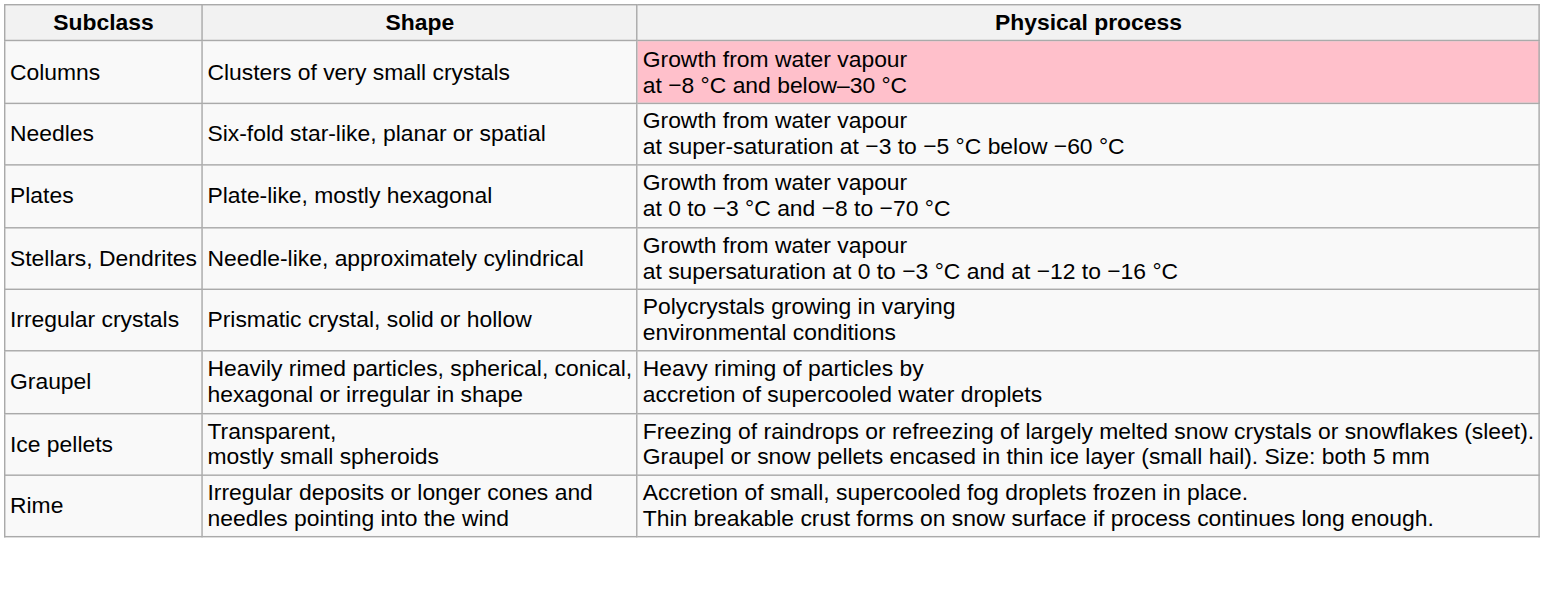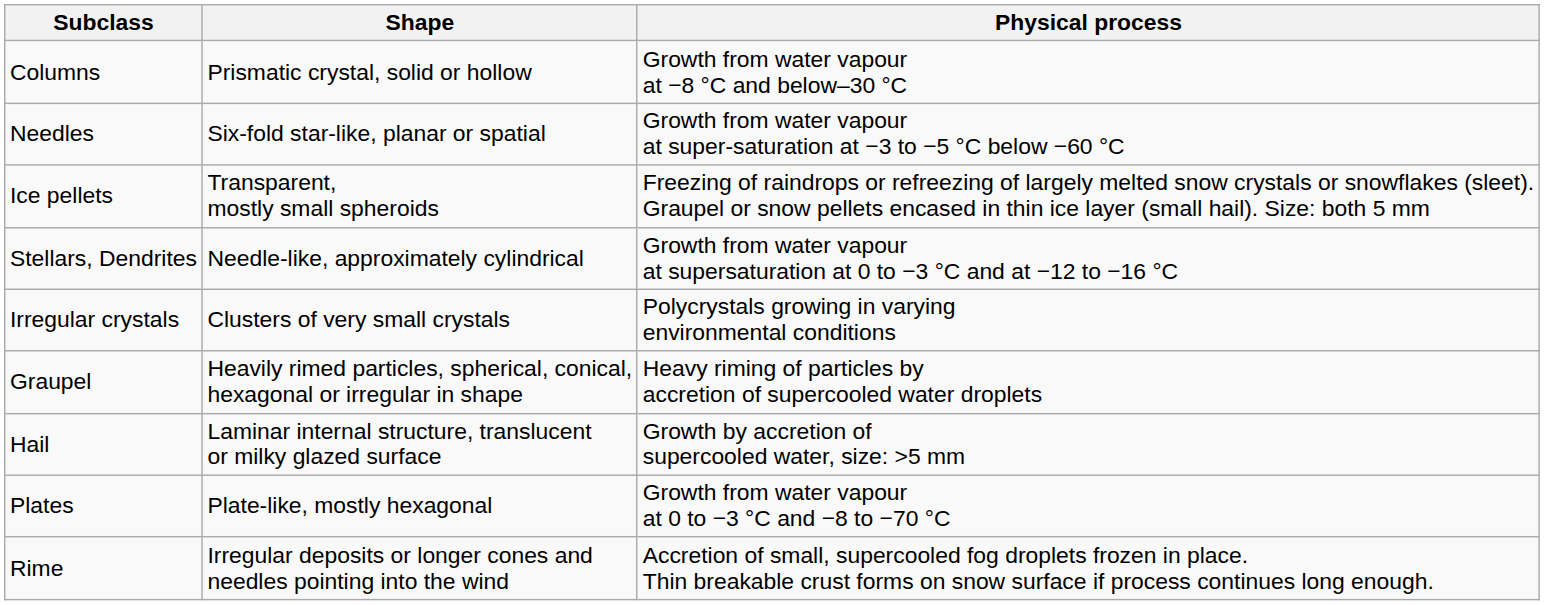(359, 71) Clusters of very small crystals -> (370, 71) Prismatic crystal, solid or hollow
(775, 71) pink background -> (775, 71) no background
rows swapped: (42, 195) <-> (62, 443)
(370, 319) Prismatic crystal, solid or hollow -> (359, 319) Clusters of very small crystals
+ row: (30, 443)
